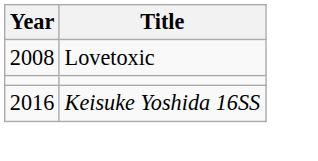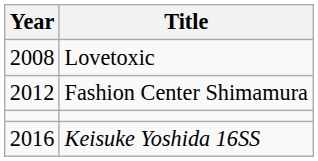+ row: (186, 92)
